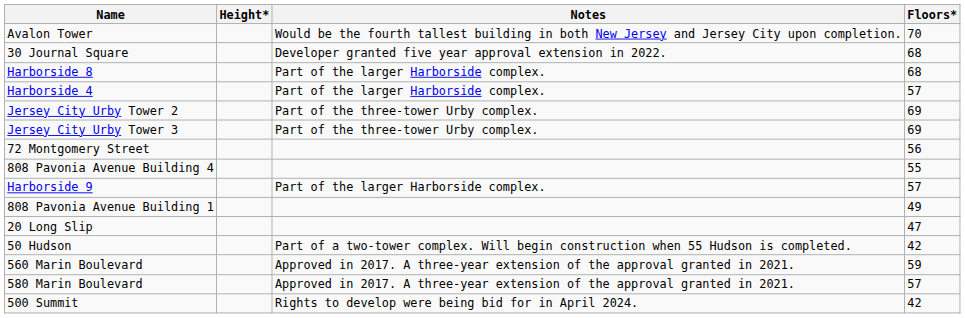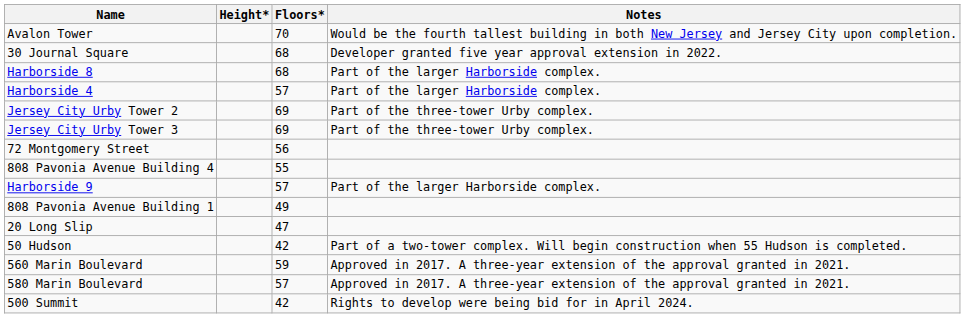columns swapped: (932, 14) <-> (588, 14)
